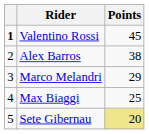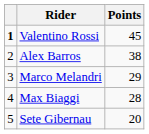(135, 98) 25 -> (135, 98) 28
(135, 119) khaki background -> (135, 119) no background
